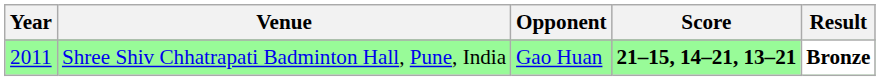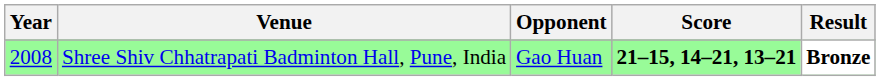(31, 57) 2011 -> (31, 57) 2008
